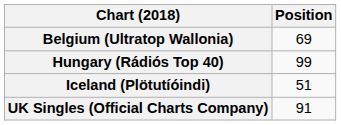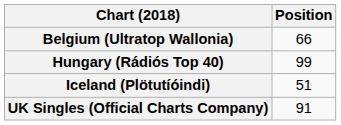(304, 39) 69 -> (304, 39) 66
